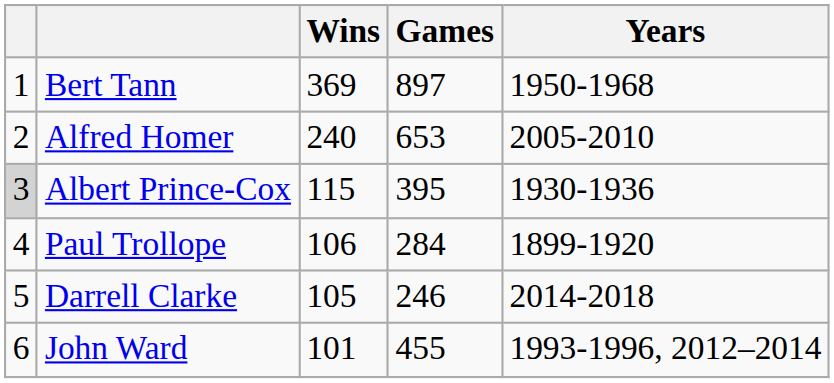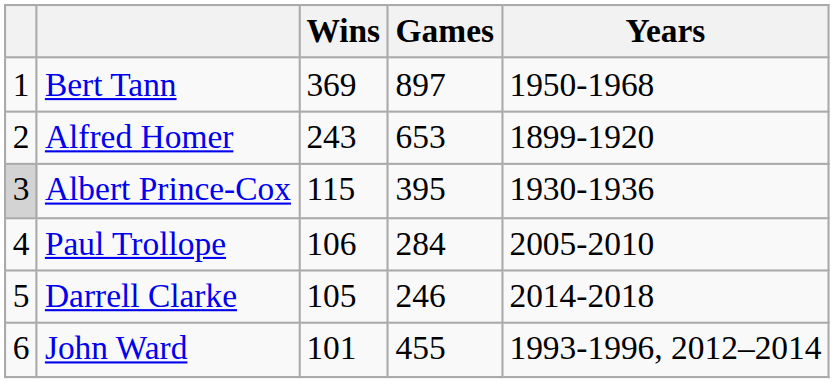(331, 137) 240 -> (331, 137) 243
(582, 137) 2005-2010 -> (582, 137) 1899-1920
(582, 243) 1899-1920 -> (582, 243) 2005-2010
